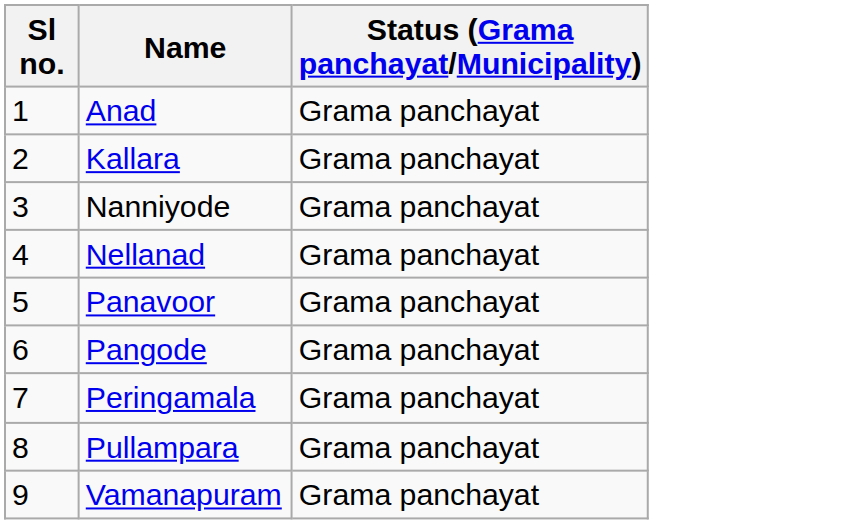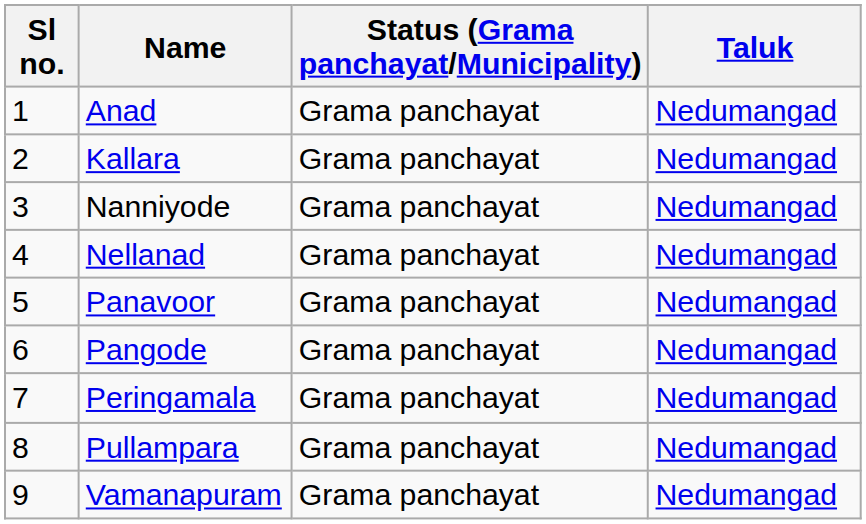+ column: (755, 46)
